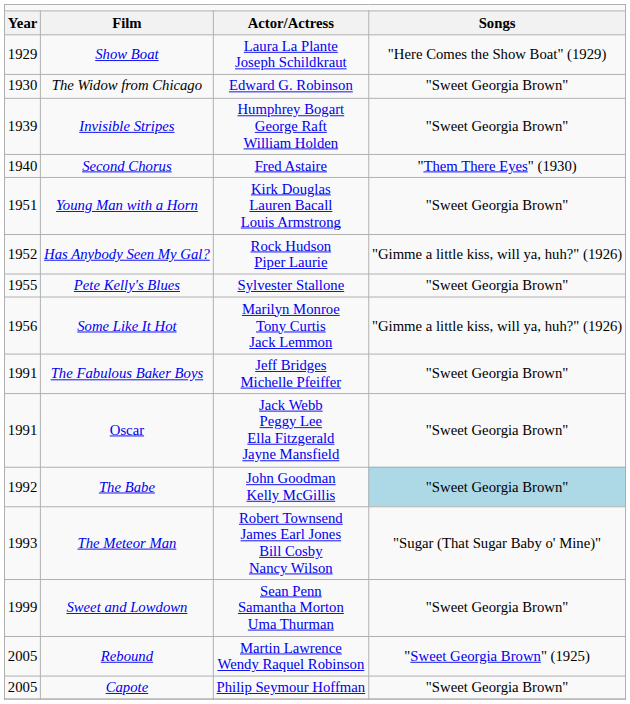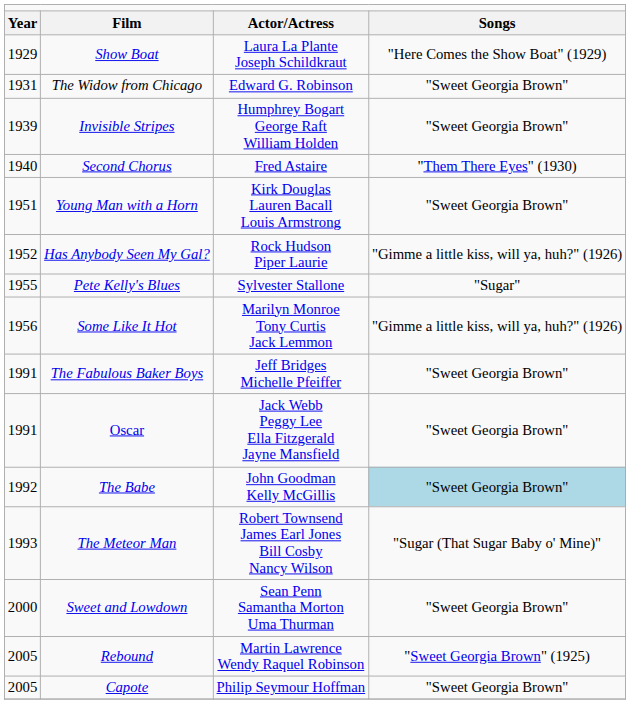(23, 86) 1930 -> (23, 86) 1931
(497, 285) "Sweet Georgia Brown" -> (497, 285) "Sugar"
(23, 607) 1999 -> (23, 607) 2000
